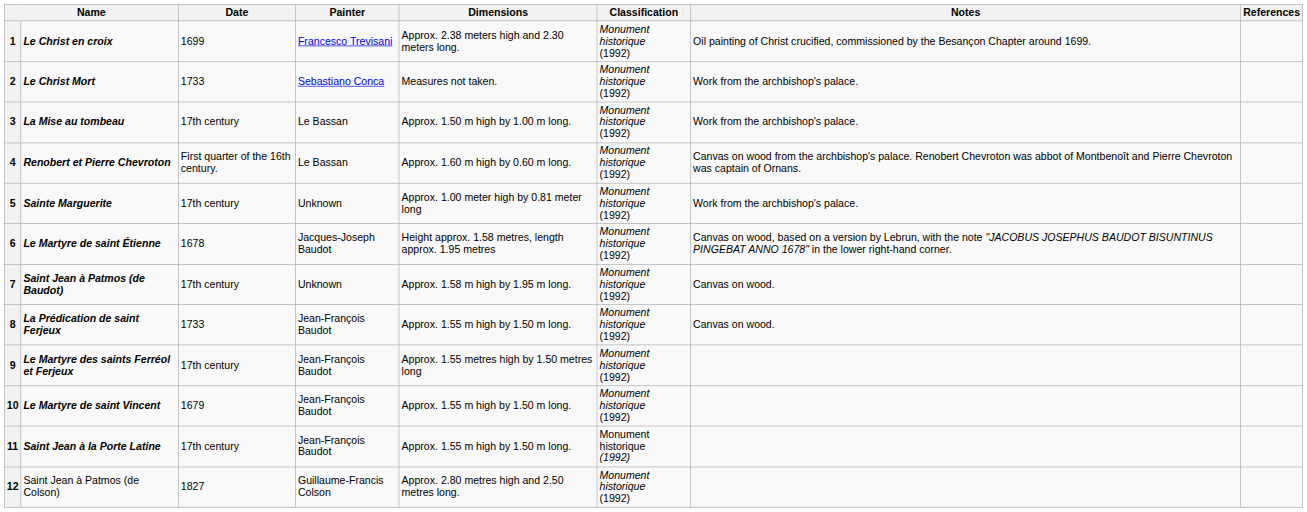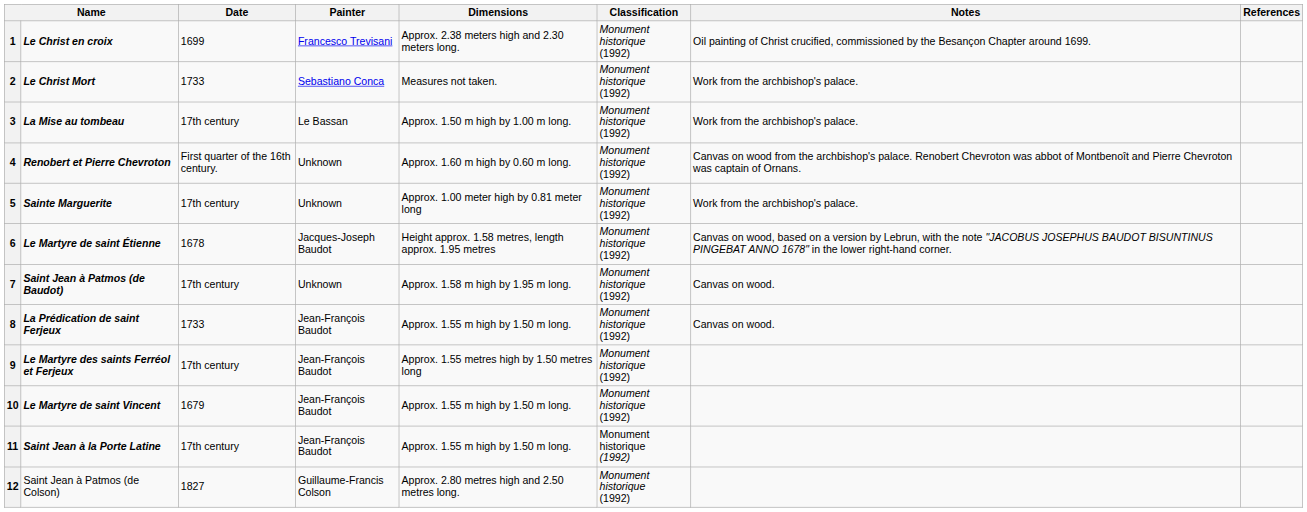(323, 163) Le Bassan -> (320, 163) Unknown
